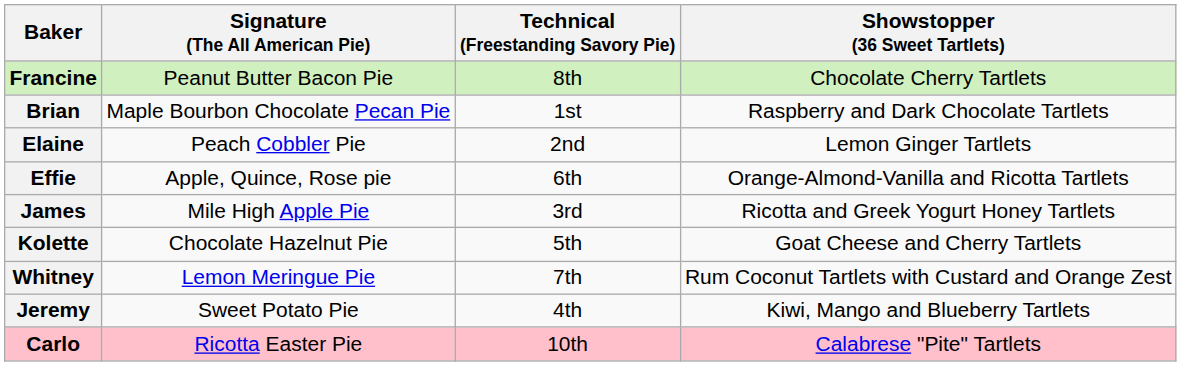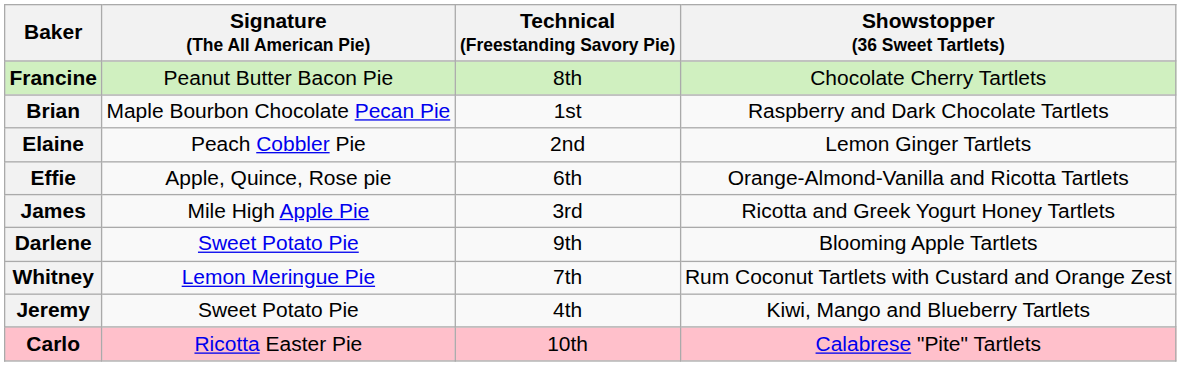+ row: (53, 244)
- row: (53, 244)
